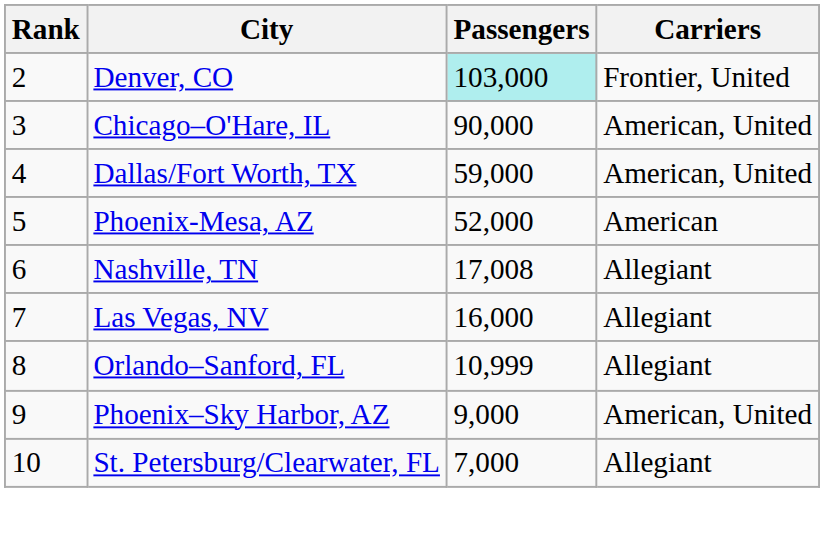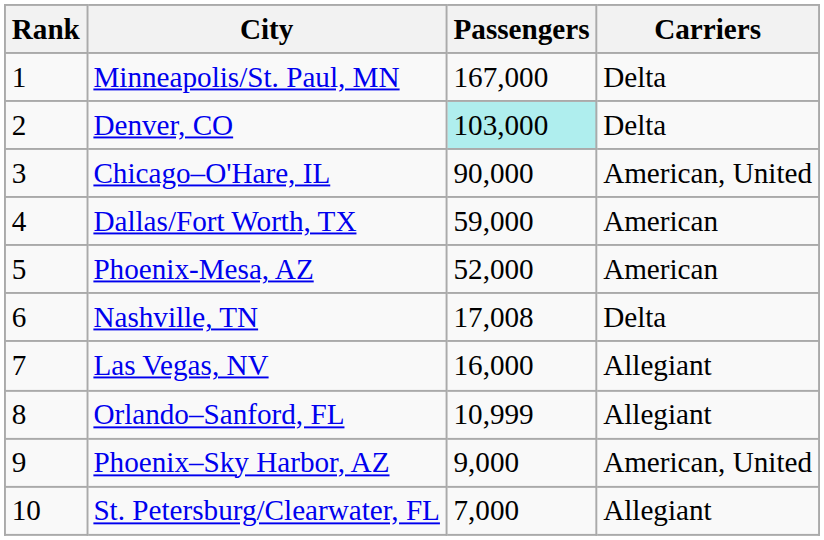+ row: (247, 76)
(696, 76) Frontier, United -> (635, 124) Delta
(708, 173) American, United -> (661, 221) American
(657, 269) Allegiant -> (635, 317) Delta
